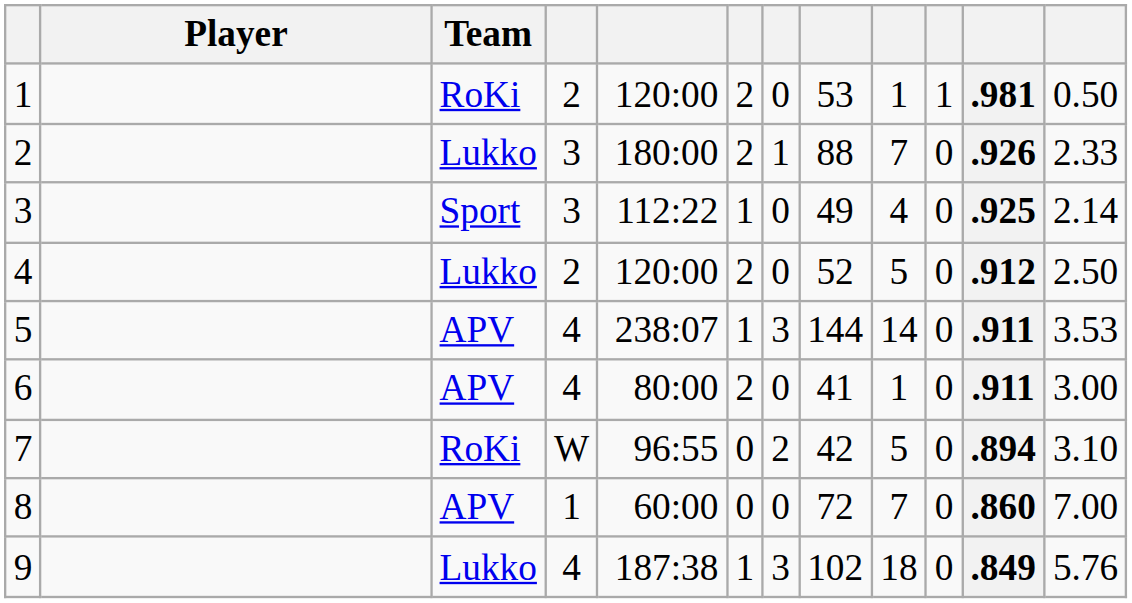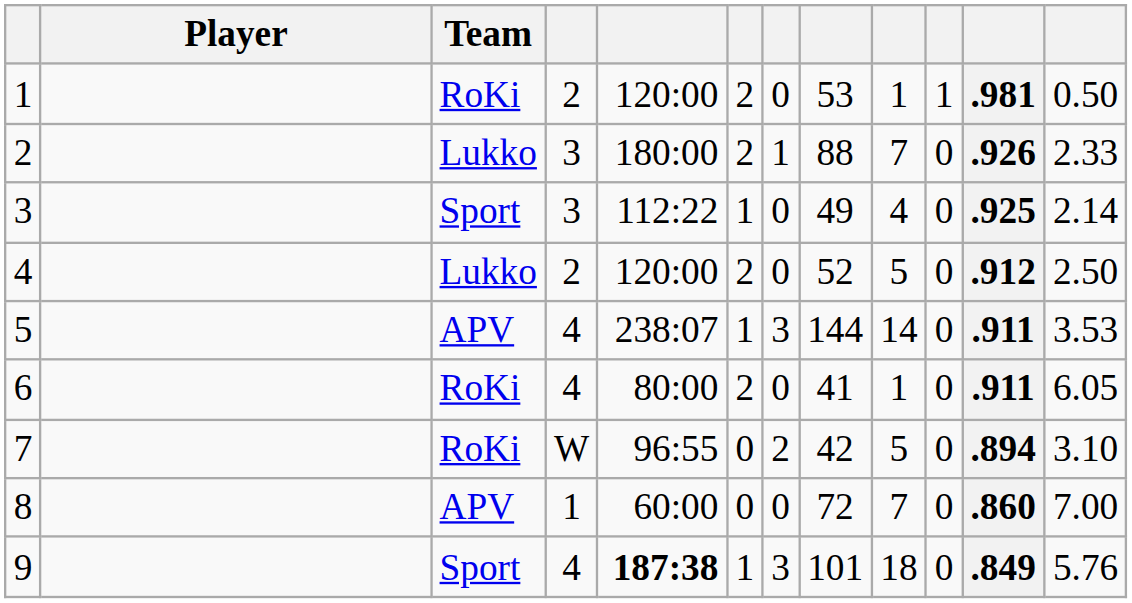(477, 388) APV -> (480, 388) RoKi
(1086, 388) 3.00 -> (1086, 388) 6.05
(488, 566) Lukko -> (480, 566) Sport
(667, 566) normal -> (666, 566) bold
(835, 566) 102 -> (835, 566) 101
